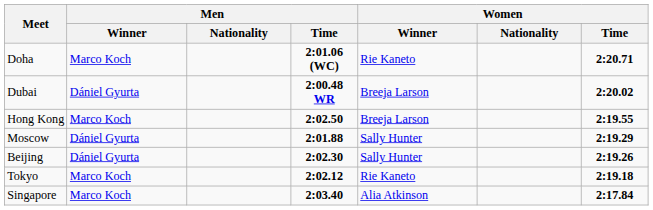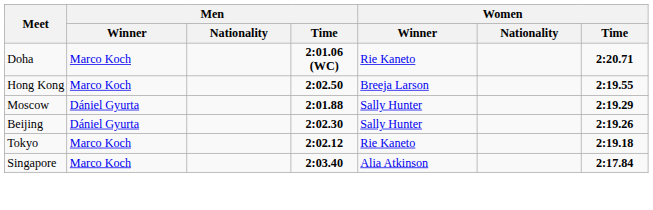- row: (22, 92)
